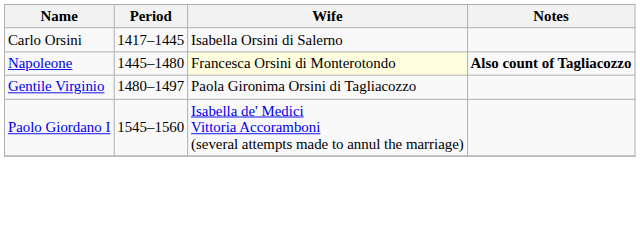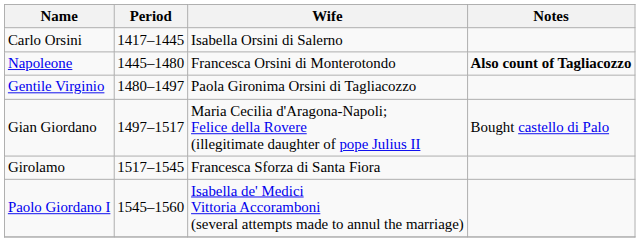(293, 63) lightyellow background -> (293, 63) no background
+ row: (52, 127)
+ row: (36, 167)
